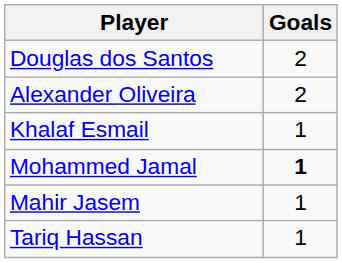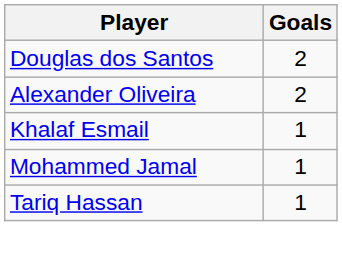(300, 166) bold -> (300, 166) normal
- row: (75, 202)
